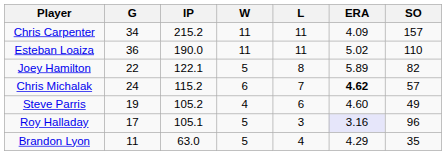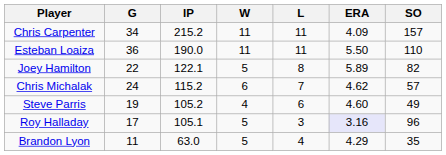(357, 50) 5.02 -> (357, 50) 5.50
(357, 86) bold -> (357, 86) normal
